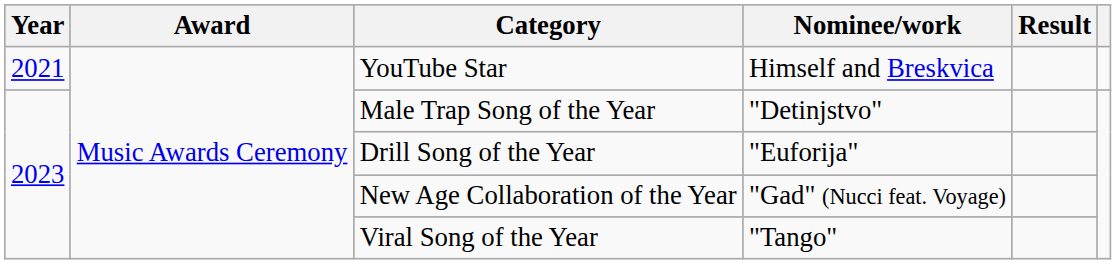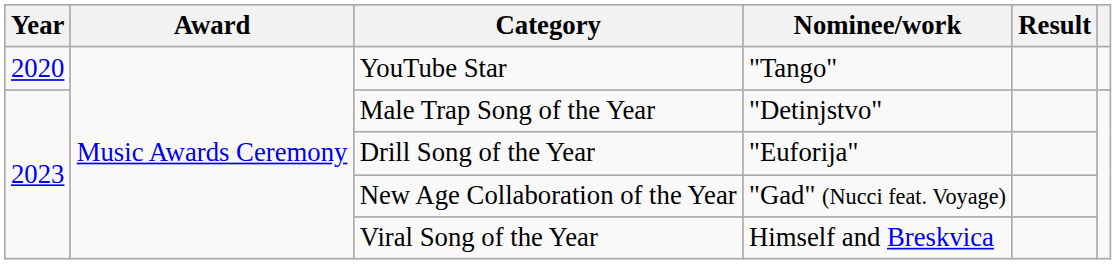(38, 68) 2021 -> (38, 68) 2020
(871, 68) Himself and Breskvica -> (793, 68) "Tango"
(793, 237) "Tango" -> (871, 237) Himself and Breskvica
